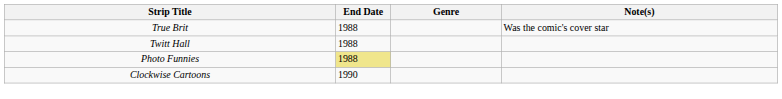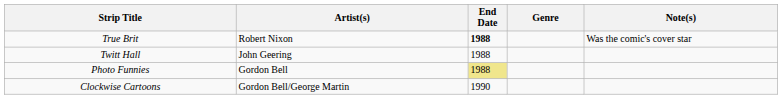+ column: (352, 17)
(348, 28) normal -> (480, 39) bold
